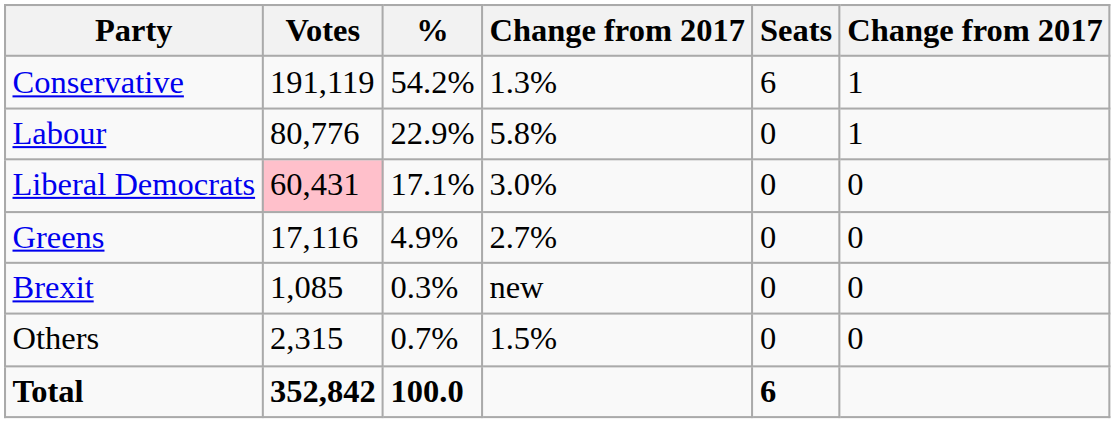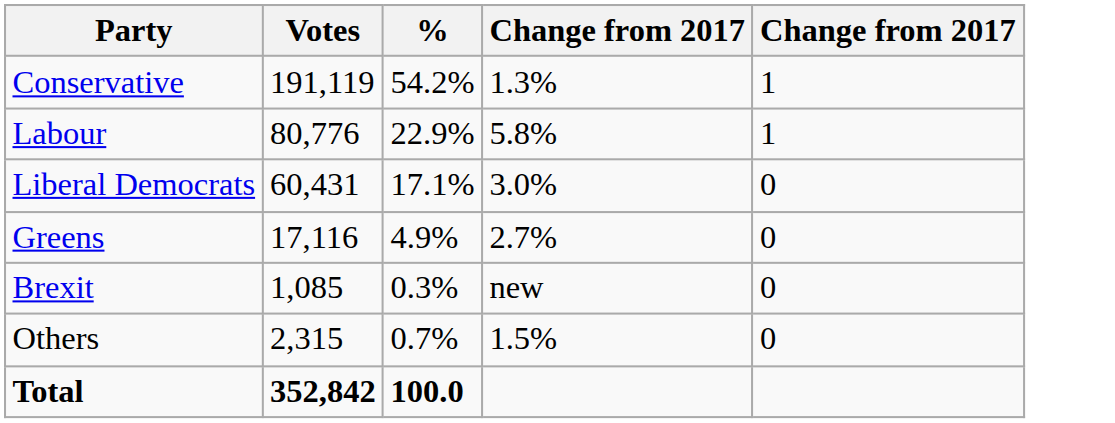- column: (796, 30)
(315, 184) pink background -> (315, 184) no background
